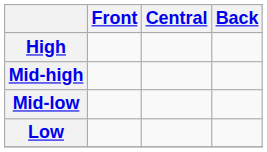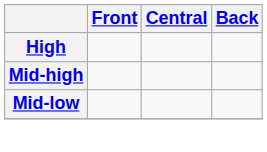- row: (46, 132)
